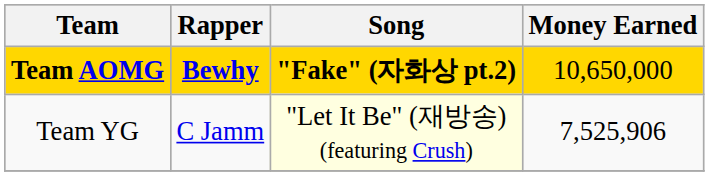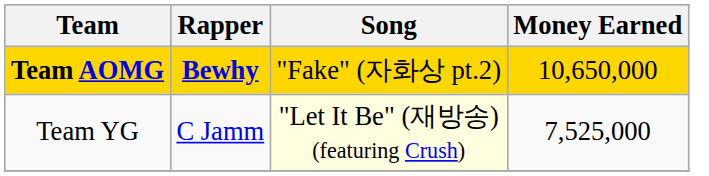(396, 69) bold -> (389, 69) normal
(613, 132) 7,525,906 -> (598, 132) 7,525,000
